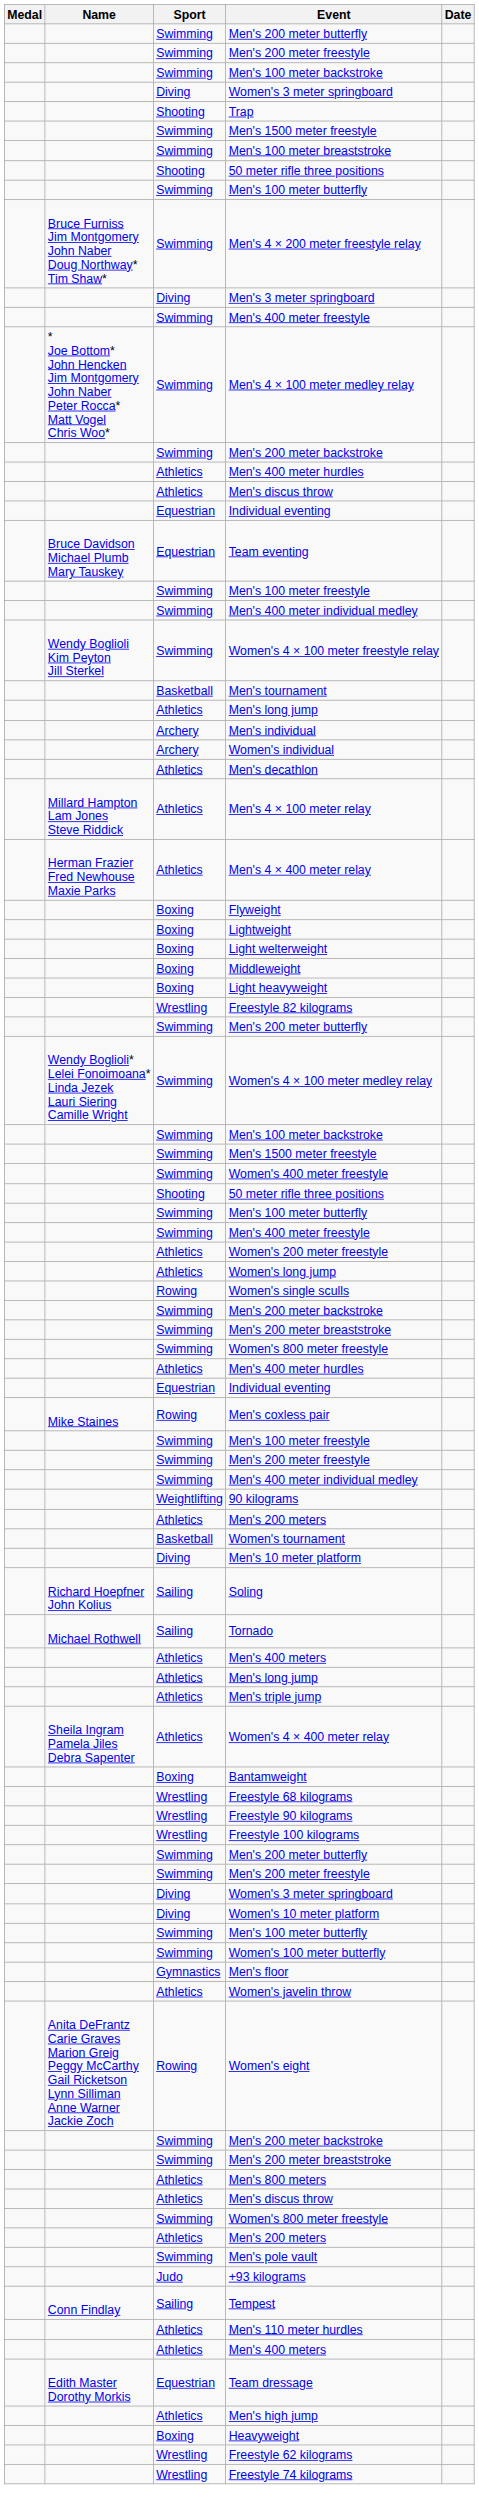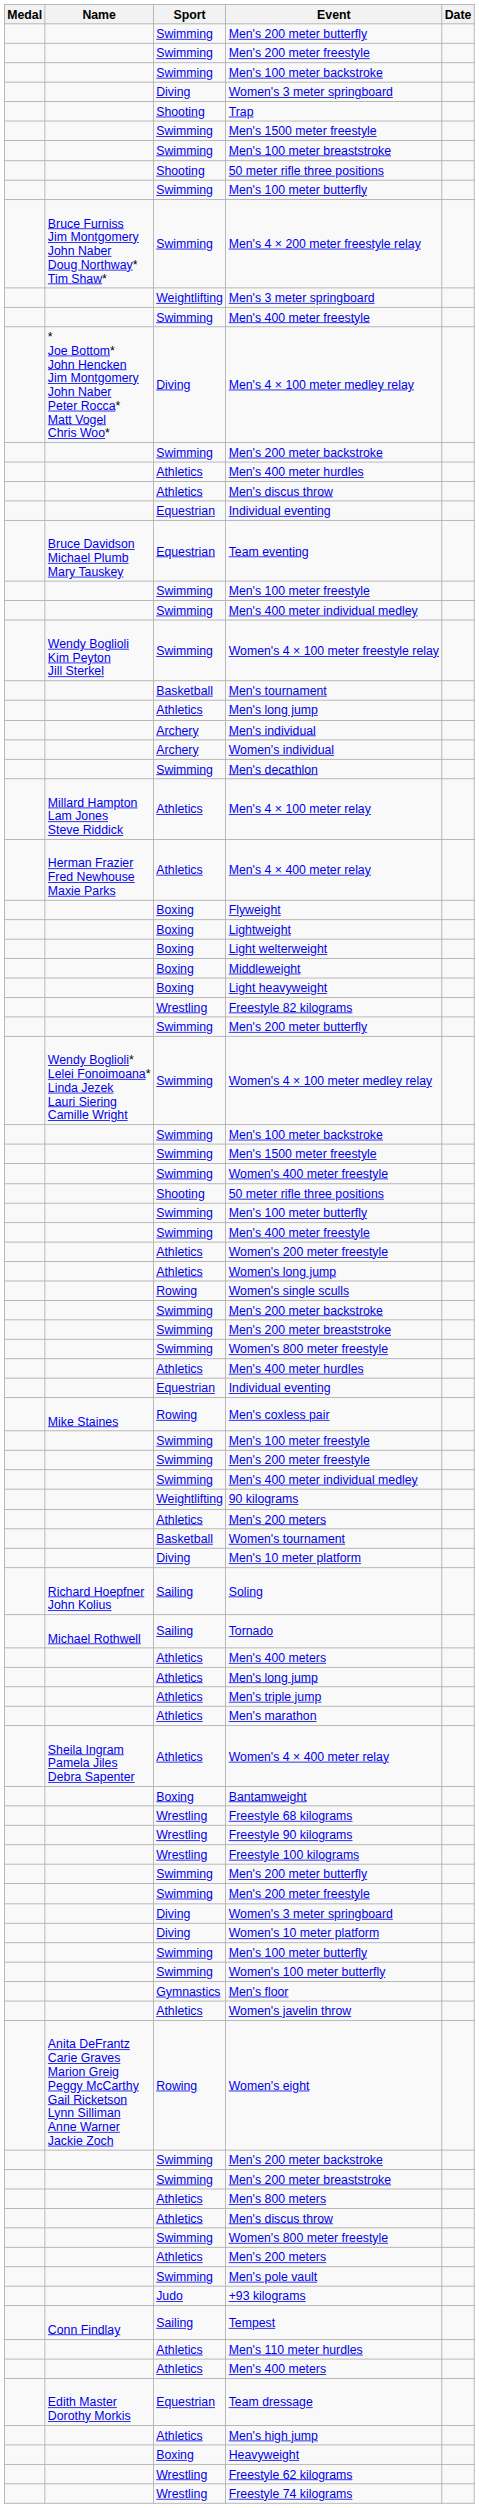(173, 298) Diving -> (190, 298) Weightlifting
(185, 385) Swimming -> (173, 385) Diving
(179, 769) Athletics -> (185, 769) Swimming
+ row: (99, 1716)
